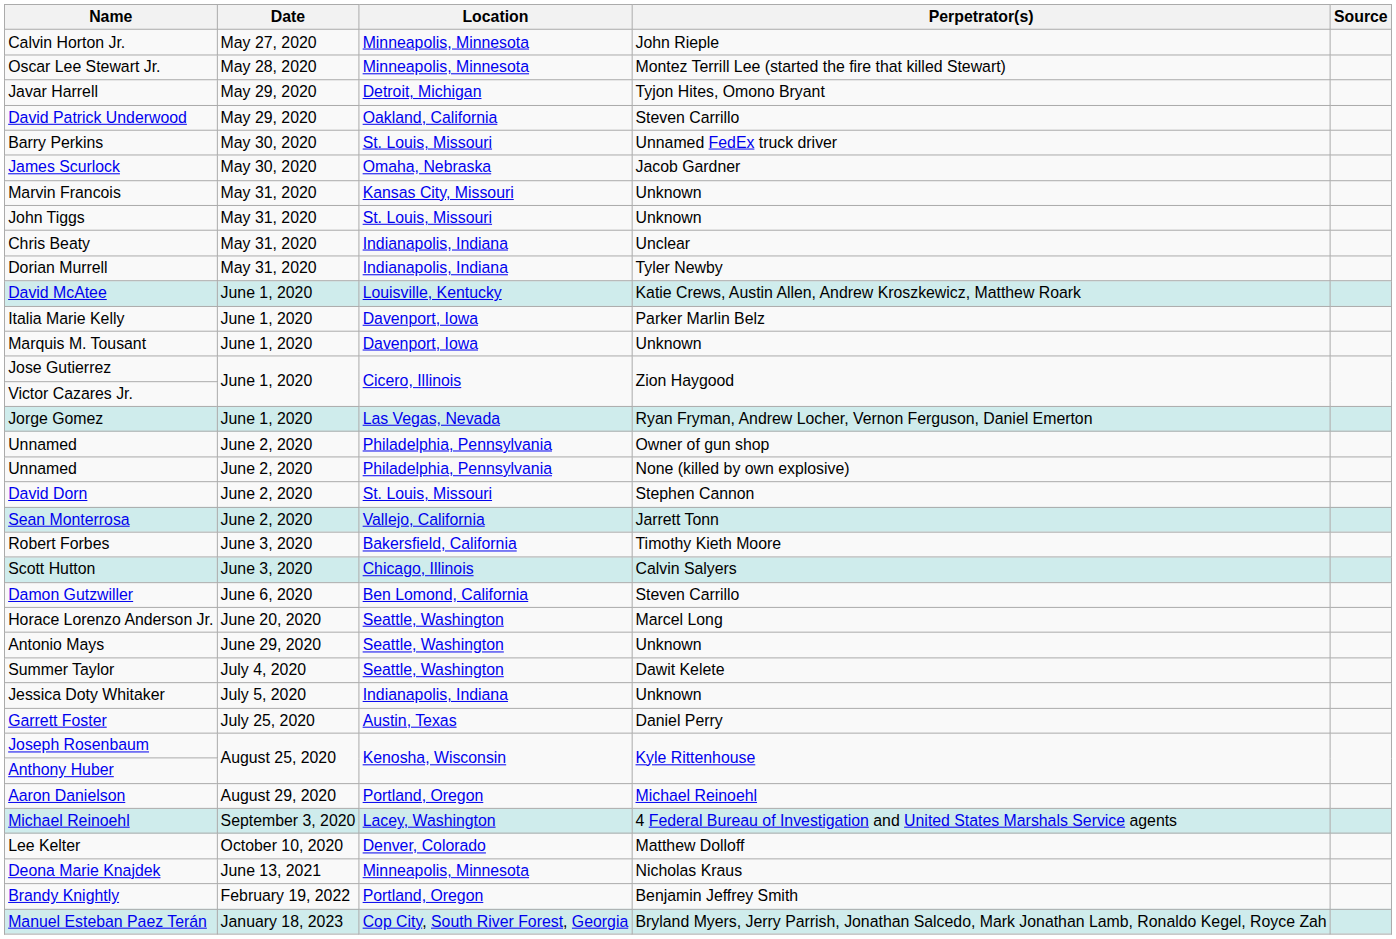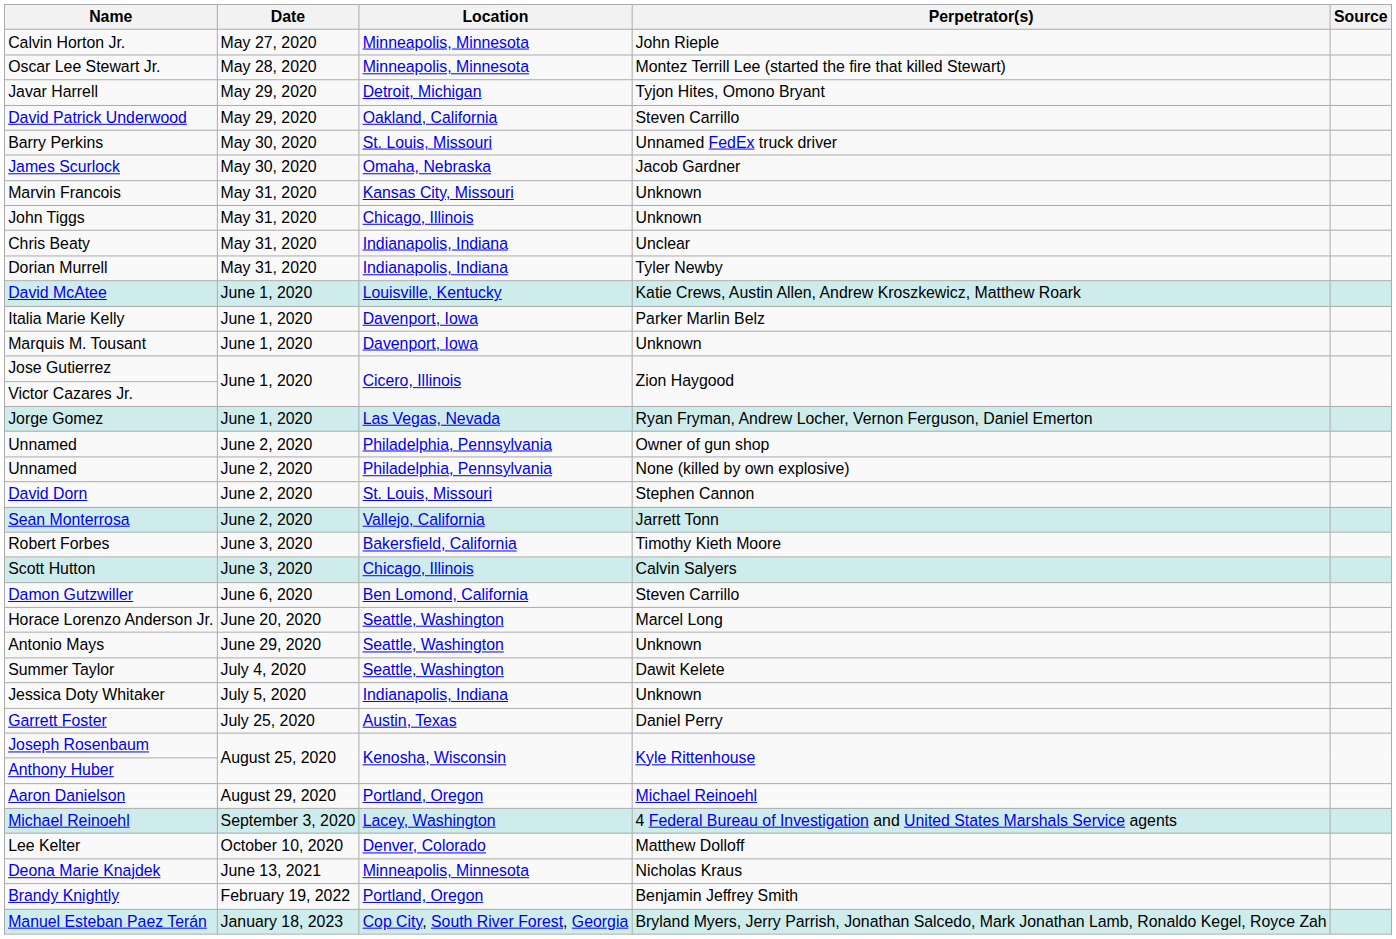(427, 218) St. Louis, Missouri -> (418, 218) Chicago, Illinois
